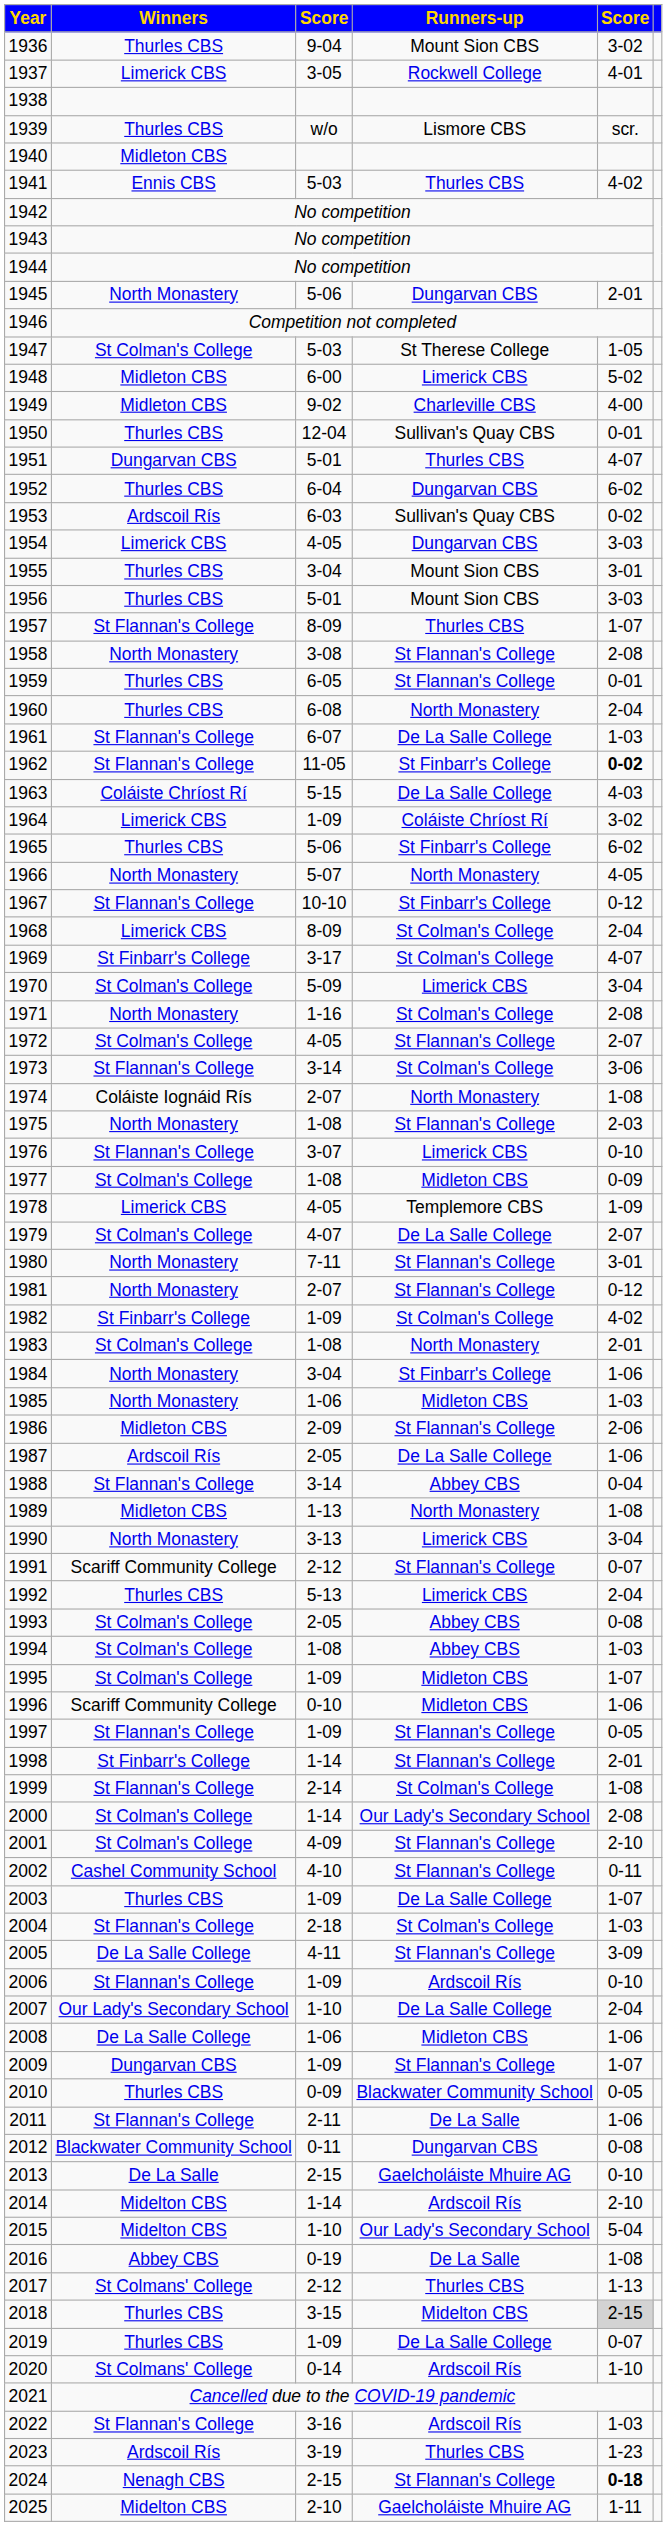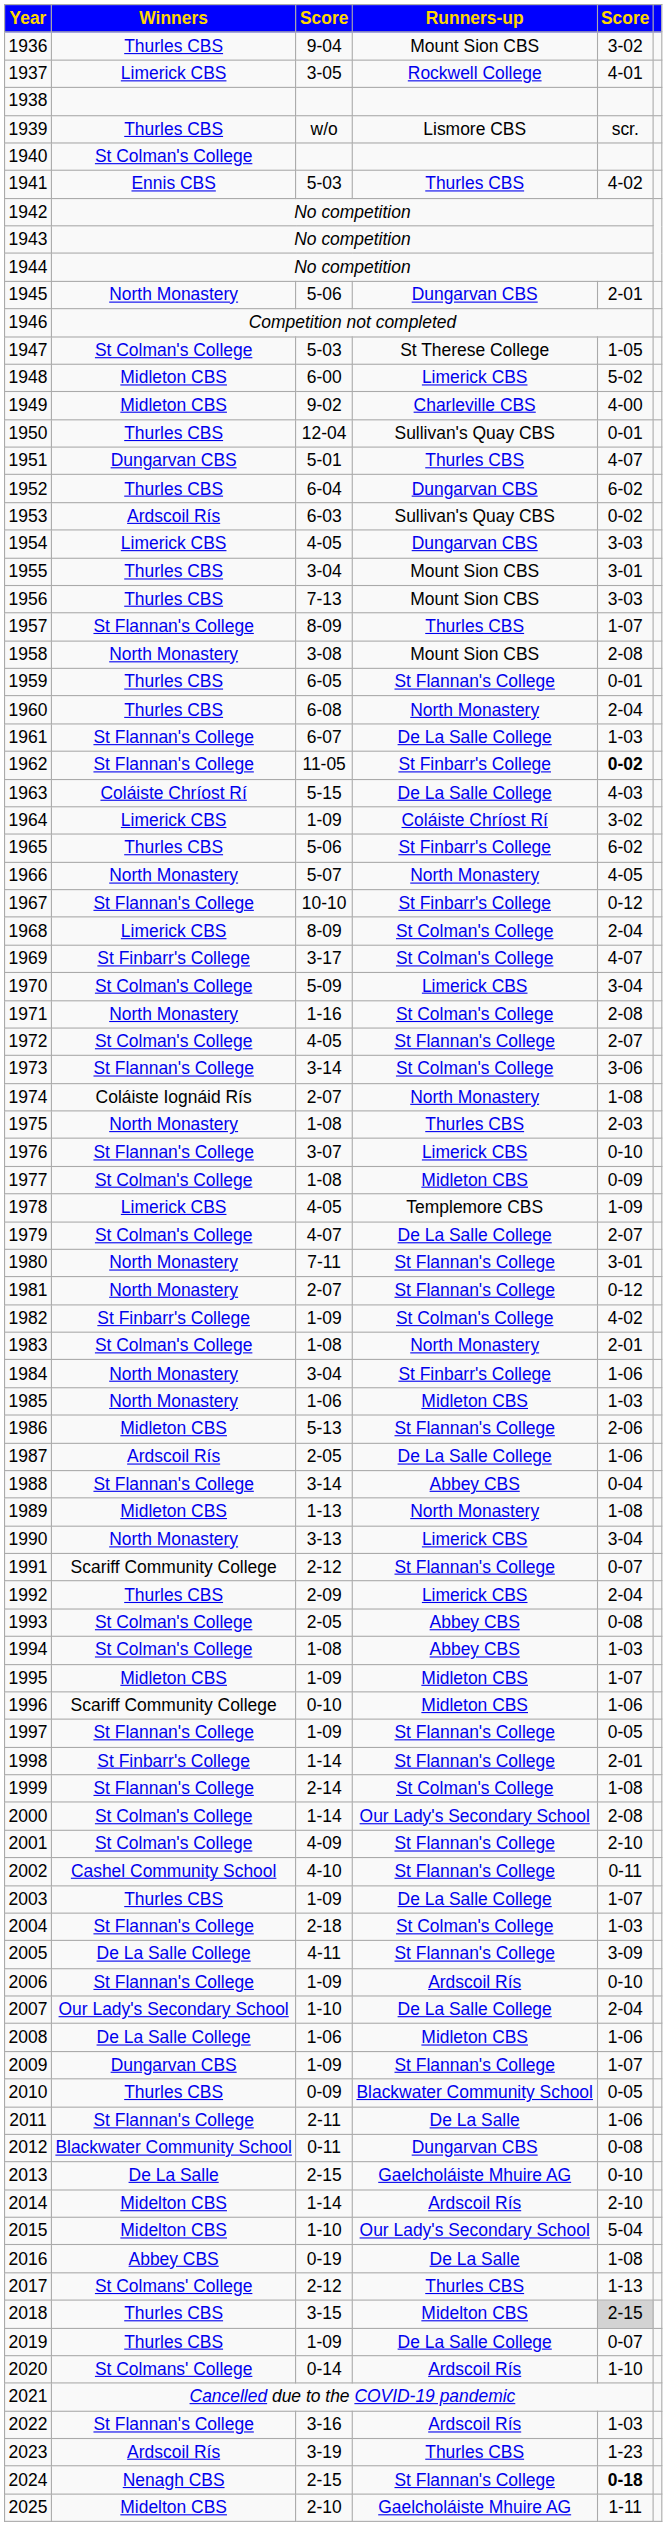(174, 156) Midleton CBS -> (174, 156) St Colman's College
(324, 599) 5-01 -> (324, 599) 7-13
(475, 654) St Flannan's College -> (475, 654) Mount Sion CBS
(475, 1124) St Flannan's College -> (475, 1124) Thurles CBS
(324, 1428) 2-09 -> (324, 1428) 5-13
(324, 1594) 5-13 -> (324, 1594) 2-09
(174, 1677) St Colman's College -> (174, 1677) Midleton CBS
